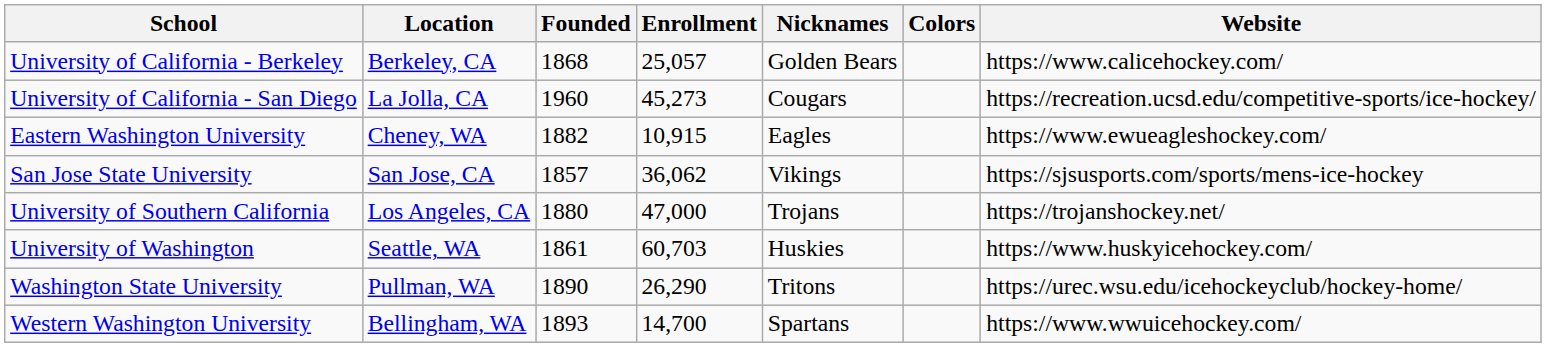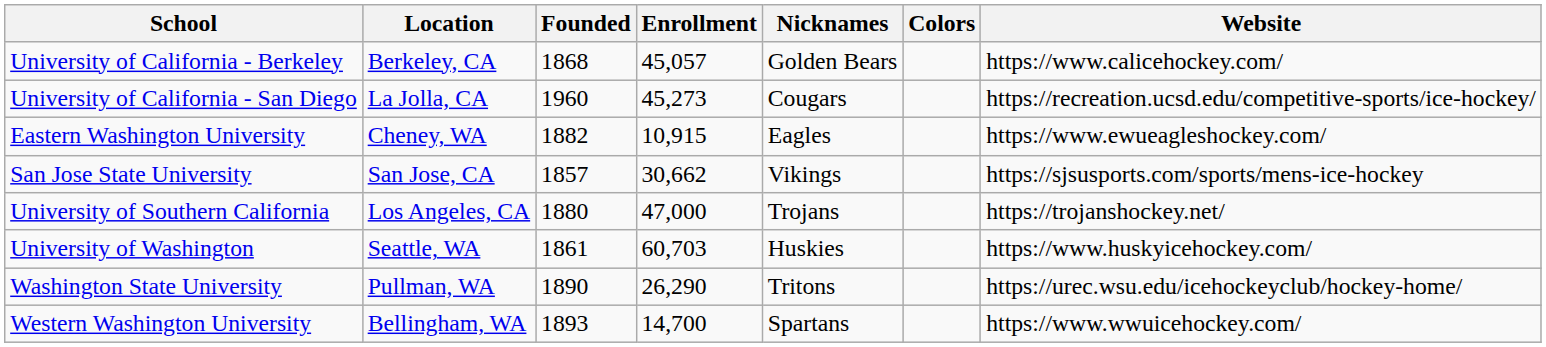(674, 60) 25,057 -> (674, 60) 45,057
(674, 173) 36,062 -> (674, 173) 30,662
